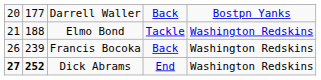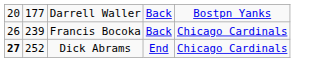- row: (95, 31)
(252, 48) Washington Redskins -> (232, 31) Chicago Cardinals
(35, 66) bold -> (35, 48) normal
(252, 66) Washington Redskins -> (232, 48) Chicago Cardinals
